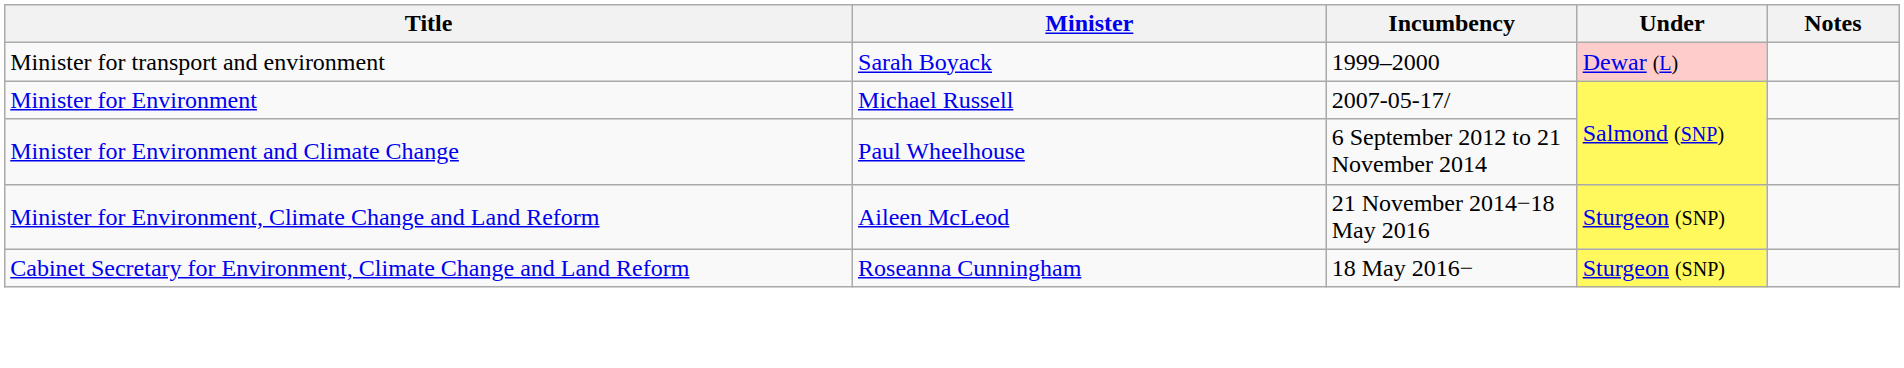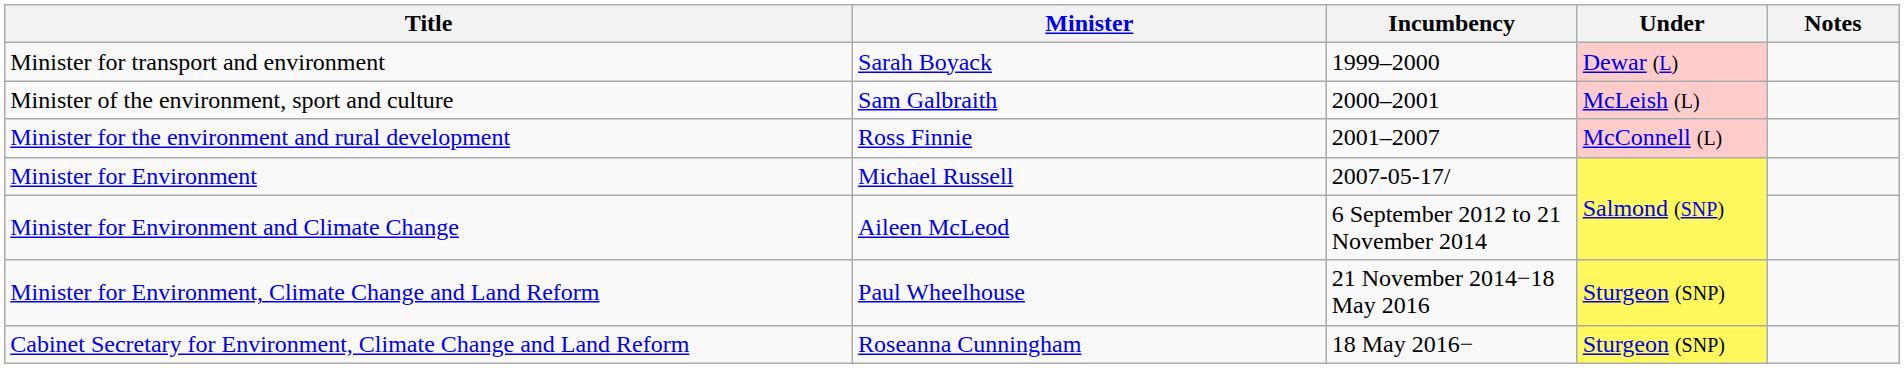+ row: (232, 99)
+ row: (260, 137)
(941, 151) Paul Wheelhouse -> (934, 227) Aileen McLeod
(934, 216) Aileen McLeod -> (941, 292) Paul Wheelhouse
